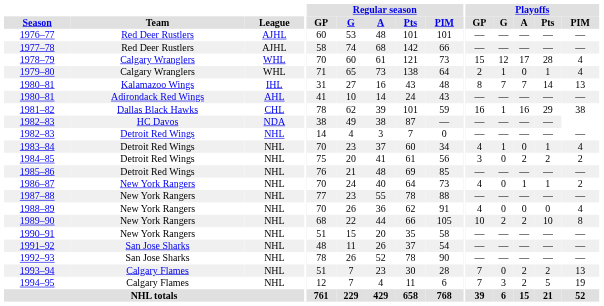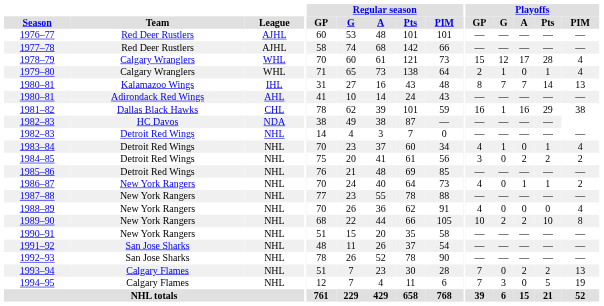(524, 283) 2 -> (524, 283) 0
